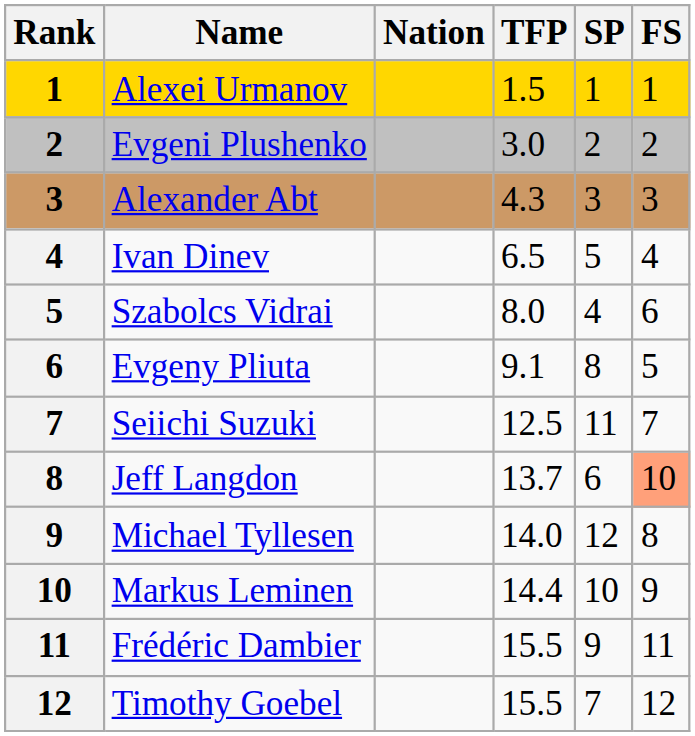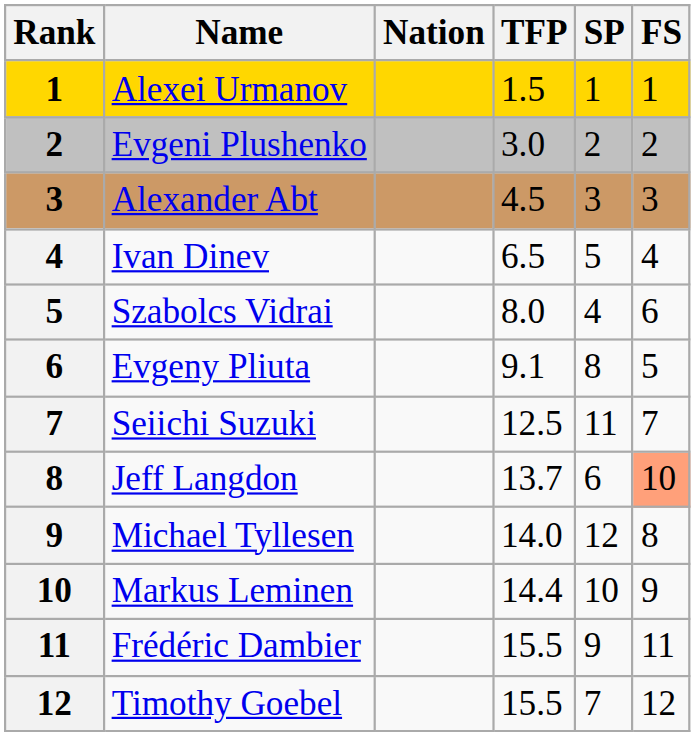(523, 199) 4.3 -> (523, 199) 4.5
